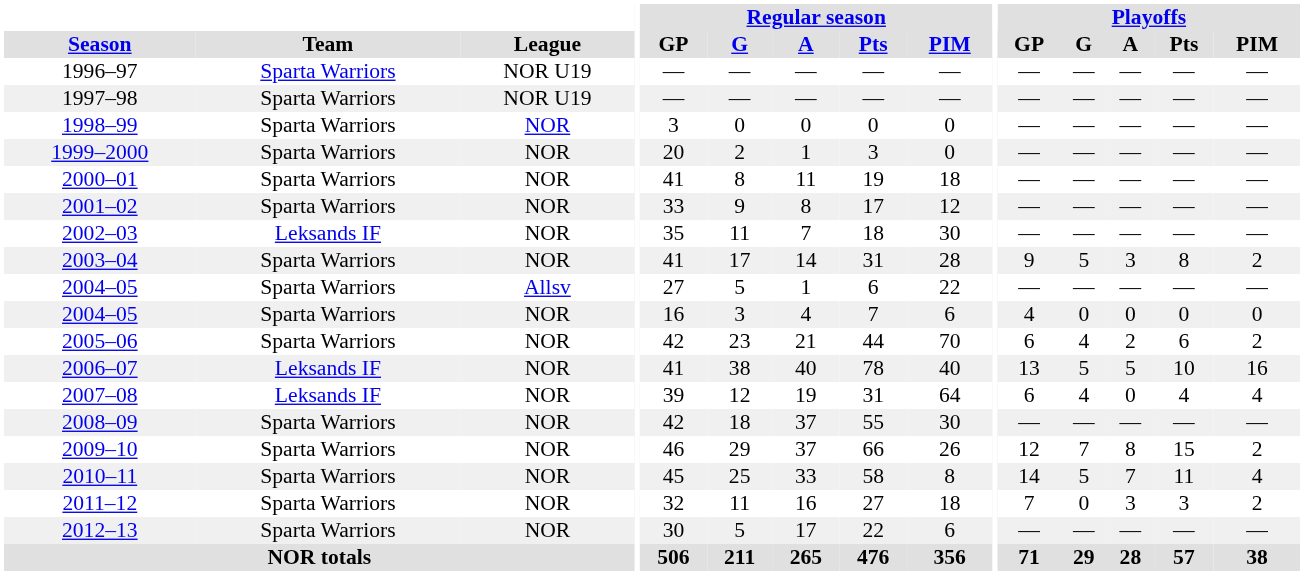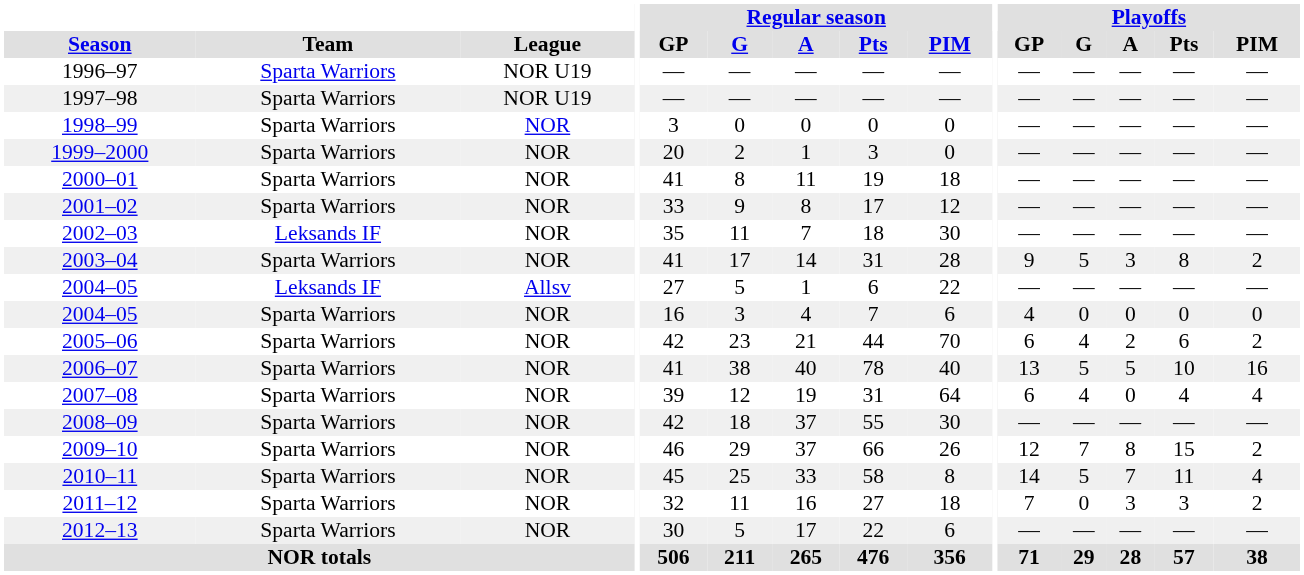(328, 287) Sparta Warriors -> (328, 287) Leksands IF
(328, 368) Leksands IF -> (328, 368) Sparta Warriors
(328, 395) Leksands IF -> (328, 395) Sparta Warriors
